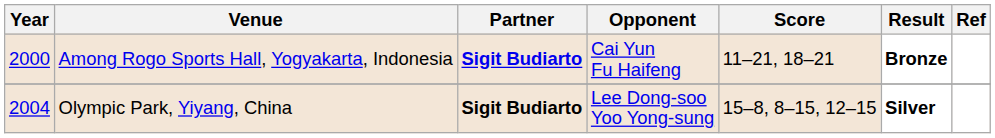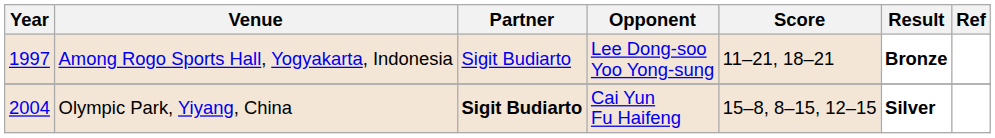(29, 59) 2000 -> (29, 59) 1997
(522, 59) bold -> (516, 59) normal
(636, 59) Cai Yun Fu Haifeng -> (653, 59) Lee Dong-soo Yoo Yong-sung
(653, 109) Lee Dong-soo Yoo Yong-sung -> (636, 109) Cai Yun Fu Haifeng
